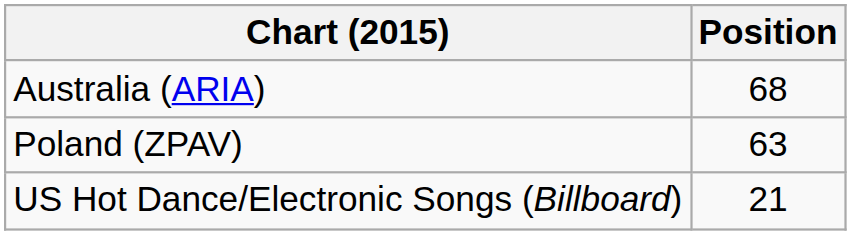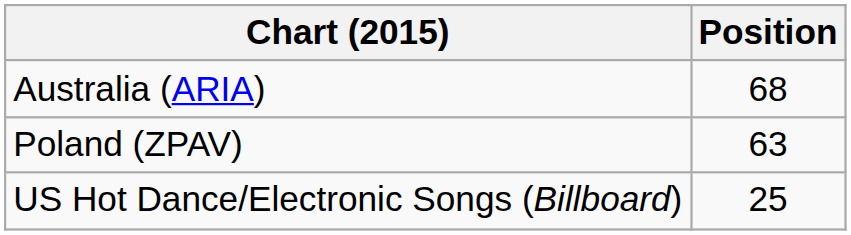(768, 199) 21 -> (768, 199) 25
